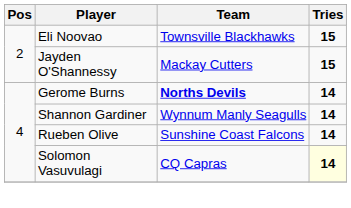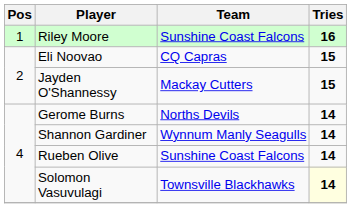+ row: (73, 36)
(227, 36) Townsville Blackhawks -> (193, 57) CQ Capras
(203, 93) bold -> (200, 114) normal
(193, 163) CQ Capras -> (227, 184) Townsville Blackhawks
